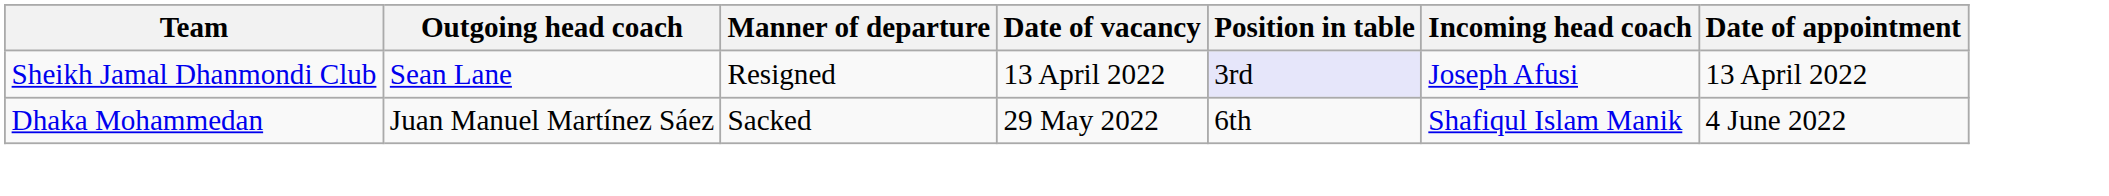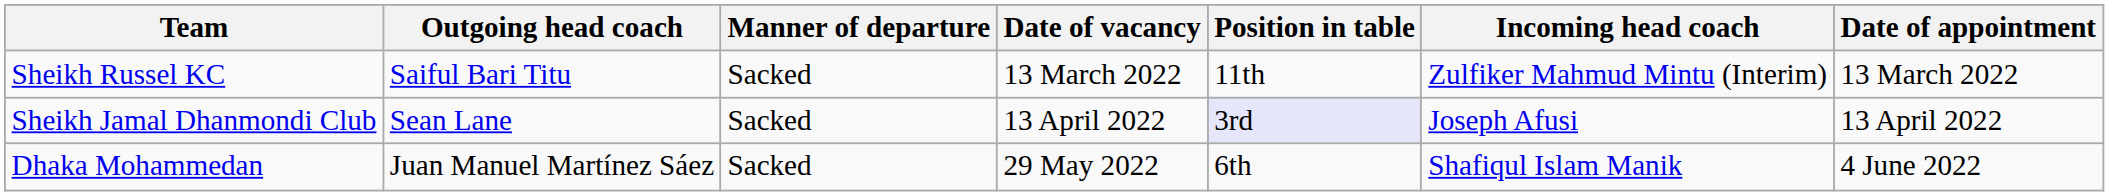+ row: (118, 73)
(782, 73) Resigned -> (770, 119) Sacked
